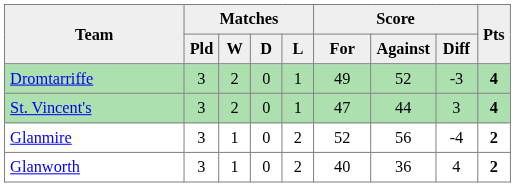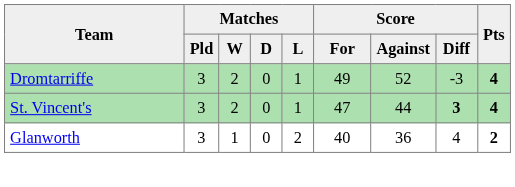(456, 108) normal -> (456, 108) bold
- row: (41, 137)
